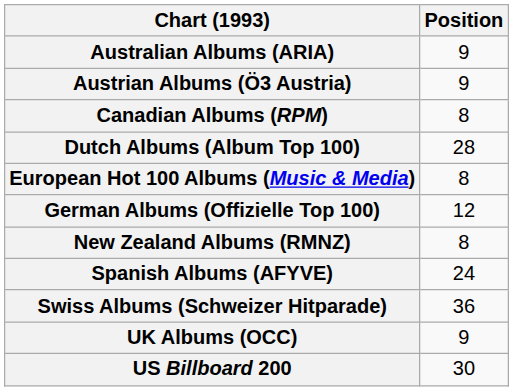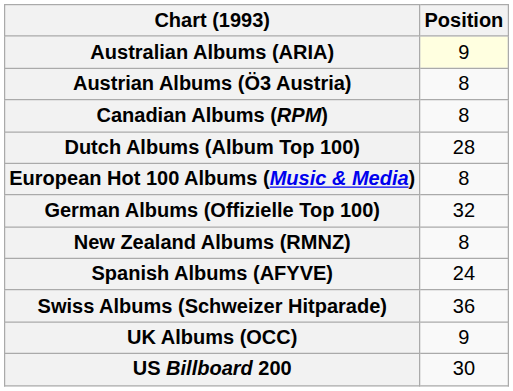(464, 52) no background -> (464, 52) lightyellow background
(464, 83) 9 -> (464, 83) 8
(464, 210) 12 -> (464, 210) 32
